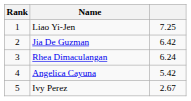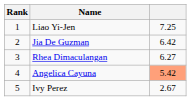(168, 58) 6.24 -> (168, 58) 6.27
(168, 73) no background -> (168, 73) lightsalmon background
